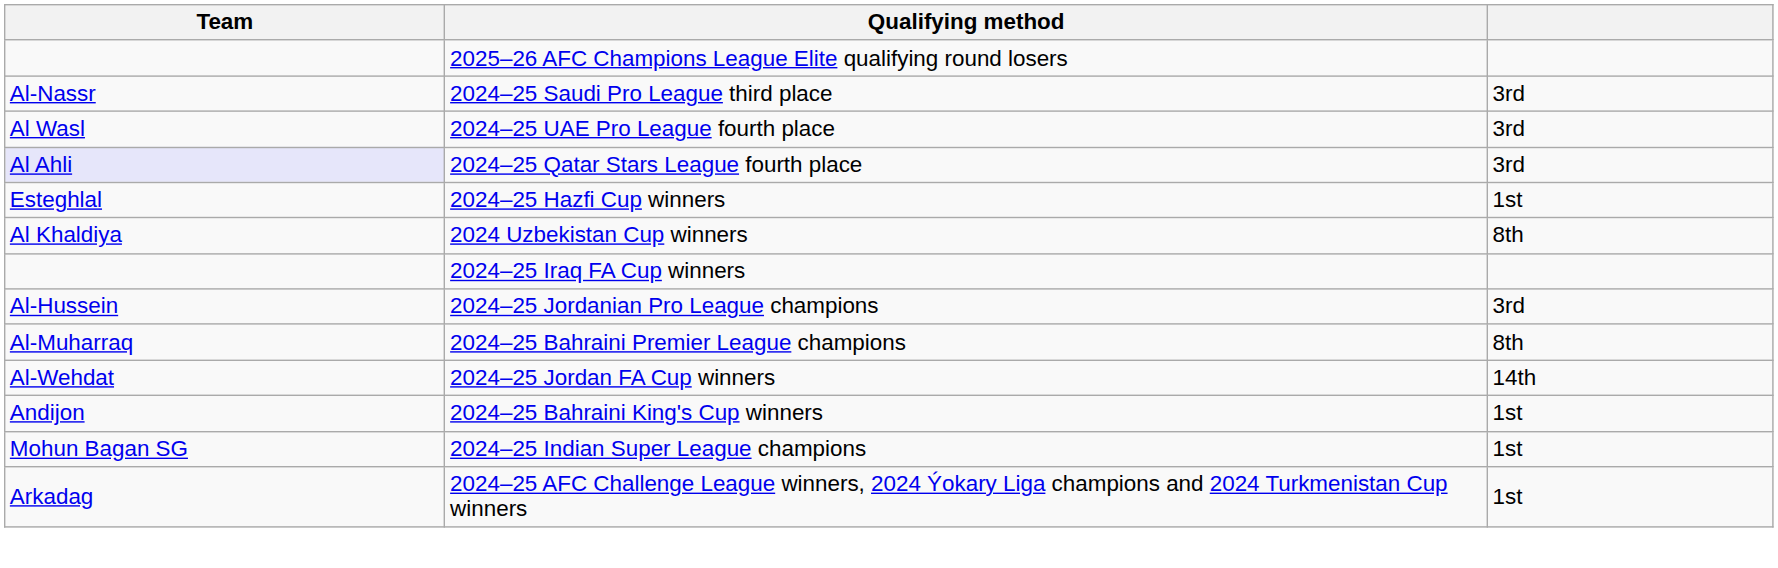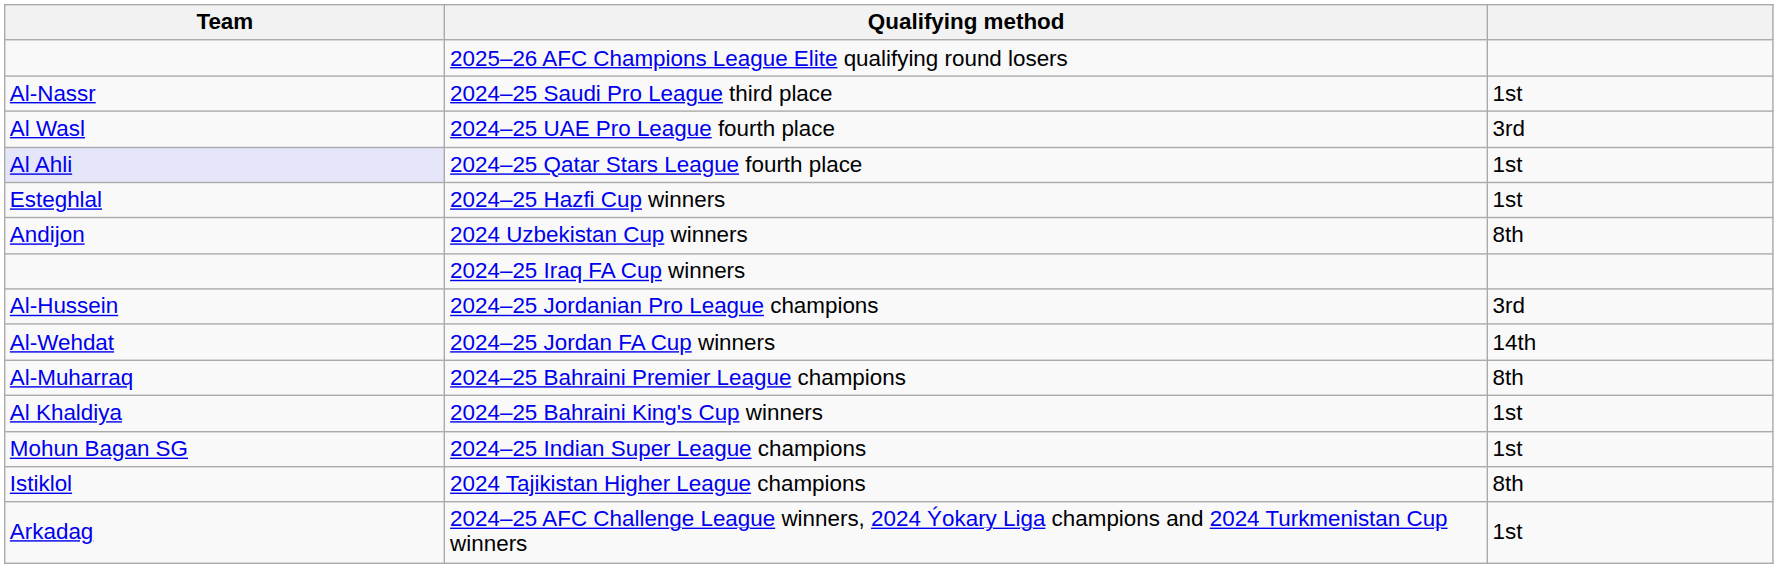(1509, 93) 3rd -> (1508, 93) 1st
(1509, 164) 3rd -> (1508, 164) 1st
(66, 235) Al Khaldiya -> (47, 235) Andijon
rows swapped: (613, 377) <-> (678, 341)
(47, 413) Andijon -> (66, 413) Al Khaldiya
+ row: (658, 484)
